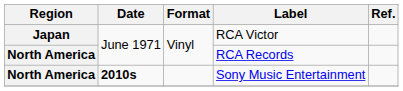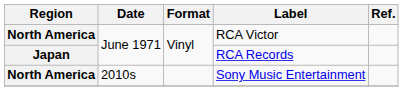(51, 34) Japan -> (51, 34) North America
(51, 55) North America -> (51, 55) Japan
(119, 75) bold -> (118, 75) normal
